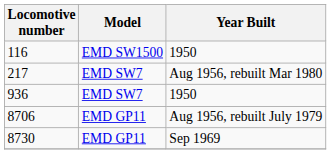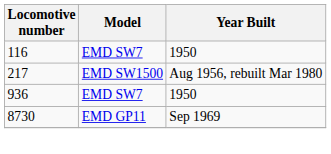(122, 52) EMD SW1500 -> (112, 52) EMD SW7
(112, 73) EMD SW7 -> (122, 73) EMD SW1500
- row: (21, 116)
